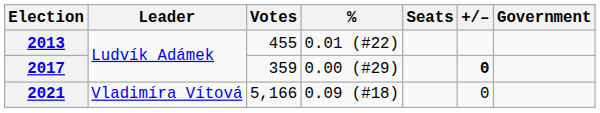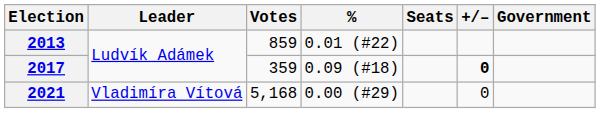(283, 43) 455 -> (283, 43) 859
(352, 69) 0.00 (#29) -> (352, 69) 0.09 (#18)
(273, 94) 5,166 -> (273, 94) 5,168
(352, 94) 0.09 (#18) -> (352, 94) 0.00 (#29)
